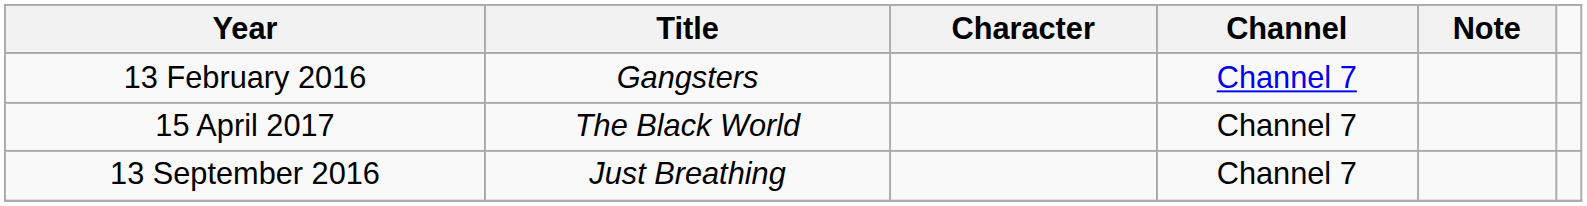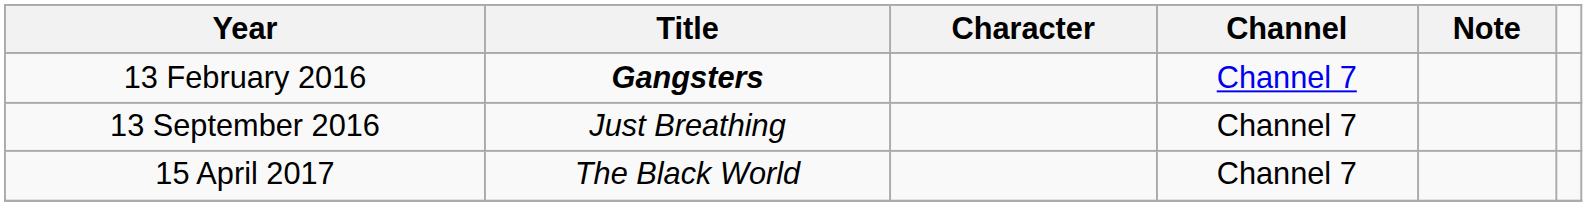(688, 77) normal -> (688, 77) bold
rows swapped: (245, 175) <-> (245, 126)
